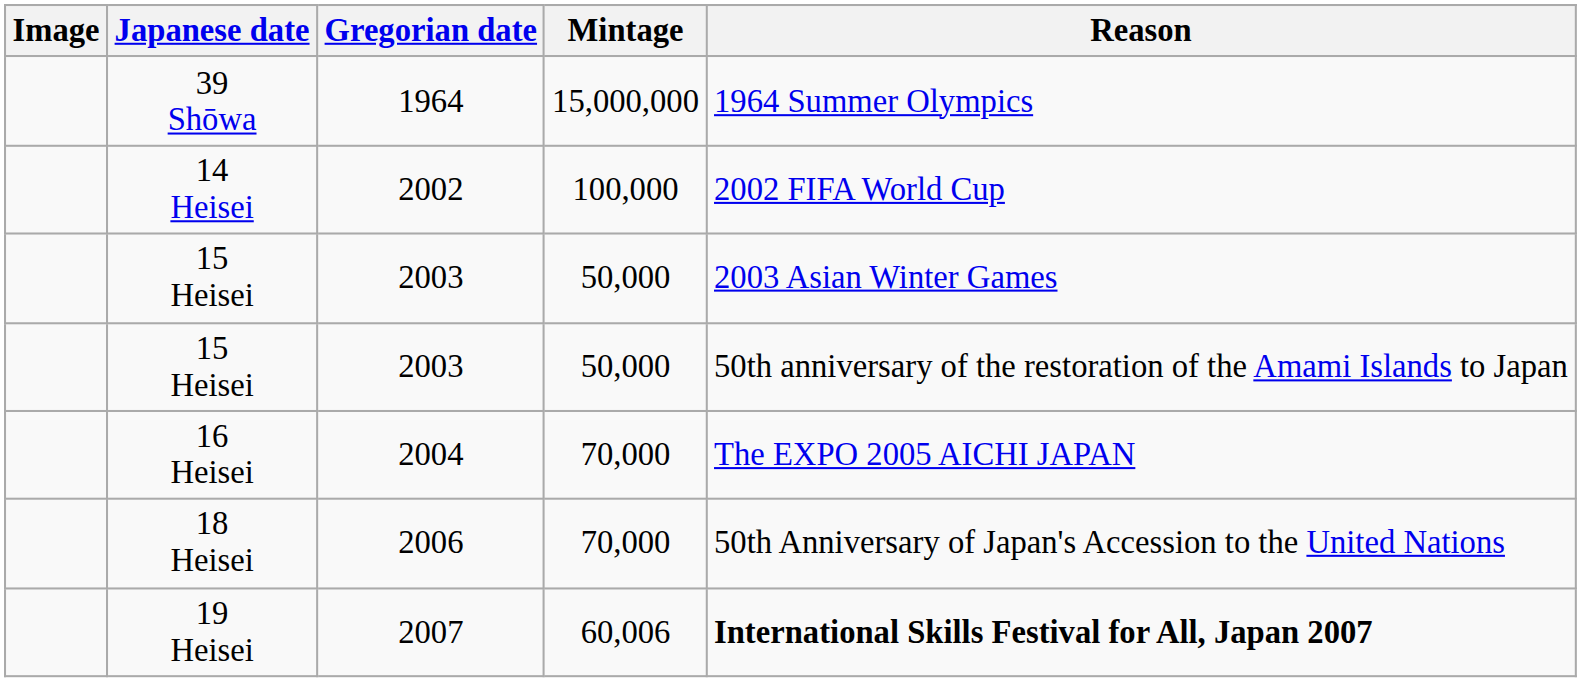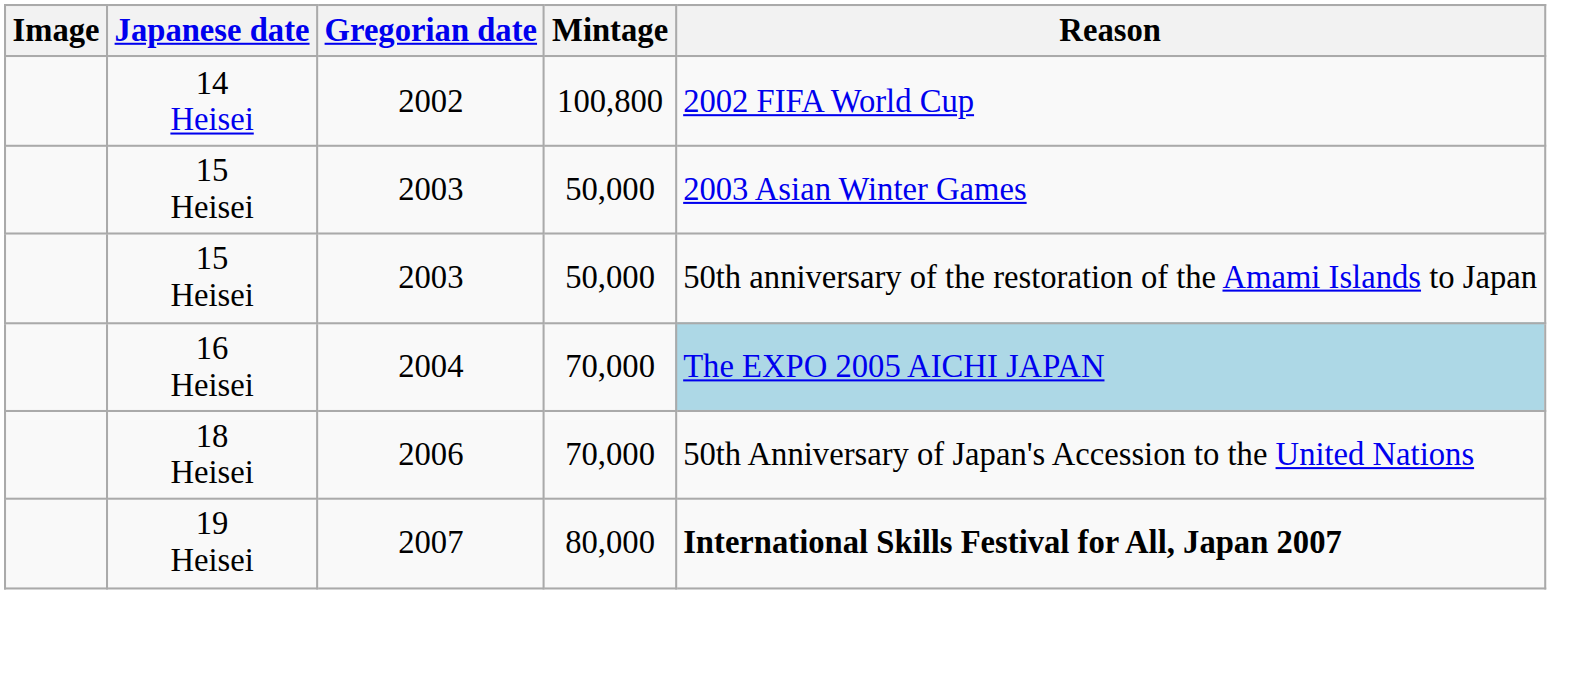- row: (212, 100)
(626, 188) 100,000 -> (610, 100) 100,800
(925, 454) no background -> (894, 365) lightblue background
(626, 631) 60,006 -> (610, 542) 80,000
